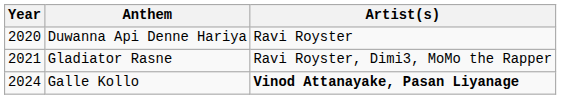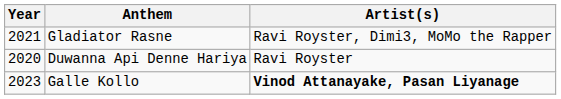rows swapped: (147, 38) <-> (110, 61)
(24, 83) 2024 -> (24, 83) 2023
